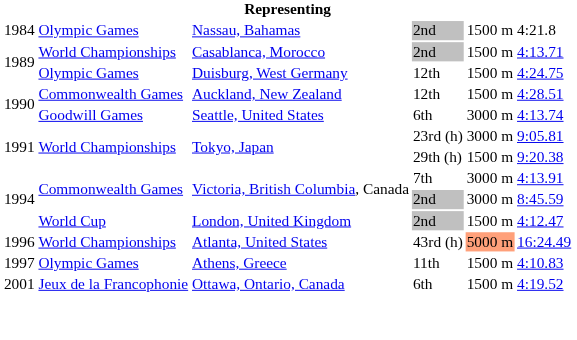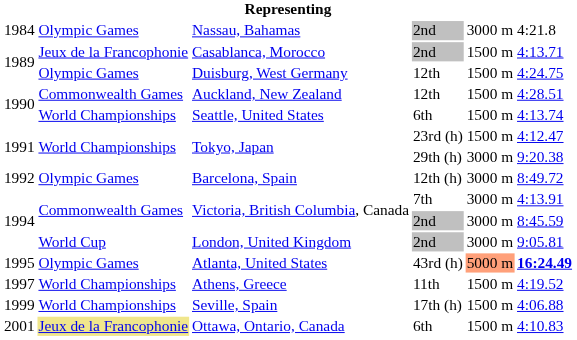(490, 30) 1500 m -> (490, 30) 3000 m
(107, 51) World Championships -> (113, 51) Jeux de la Francophonie
(91, 115) Goodwill Games -> (107, 115) World Championships
(490, 115) 3000 m -> (490, 115) 1500 m
(490, 136) 3000 m -> (490, 136) 1500 m
(540, 136) 9:05.81 -> (540, 136) 4:12.47
(490, 157) 1500 m -> (490, 157) 3000 m
+ row: (244, 178)
(490, 220) 1500 m -> (490, 241) 3000 m
(540, 220) 4:12.47 -> (540, 241) 9:05.81
(19, 241) 1996 -> (19, 262) 1995
(107, 241) World Championships -> (89, 262) Olympic Games
(544, 241) normal -> (545, 262) bold
(89, 262) Olympic Games -> (107, 284) World Championships
(540, 262) 4:10.83 -> (540, 284) 4:19.52
+ row: (235, 305)
(113, 284) no background -> (113, 326) khaki background
(540, 284) 4:19.52 -> (540, 326) 4:10.83
